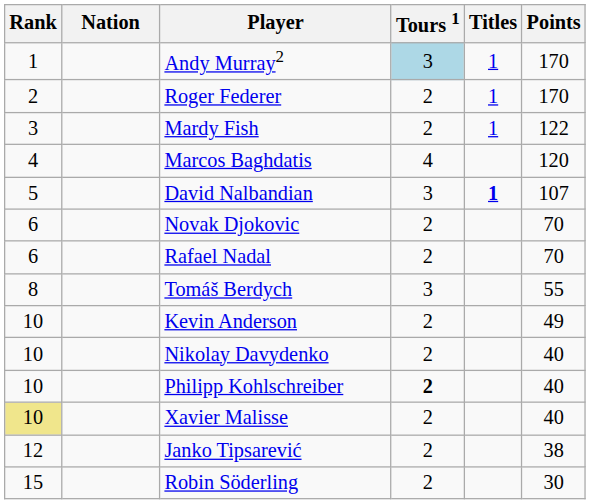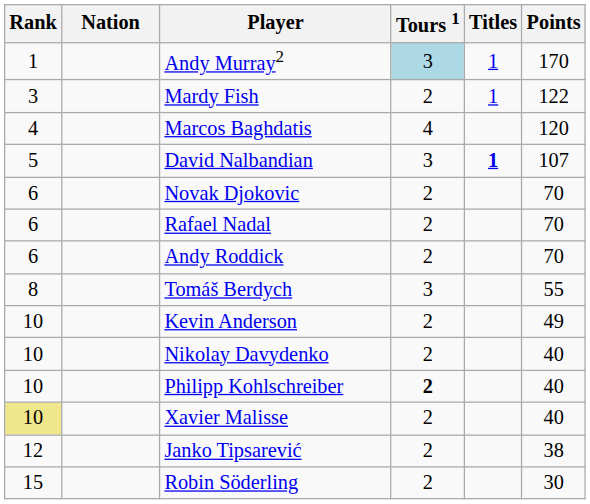- row: (223, 96)
+ row: (224, 257)
